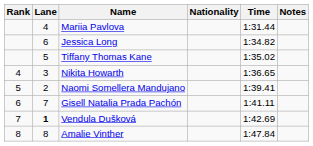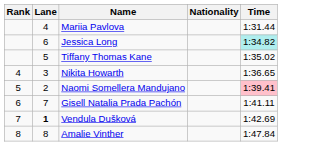- column: (293, 12)
(259, 42) no background -> (259, 42) paleturquoise background
(259, 88) no background -> (259, 88) pink background
